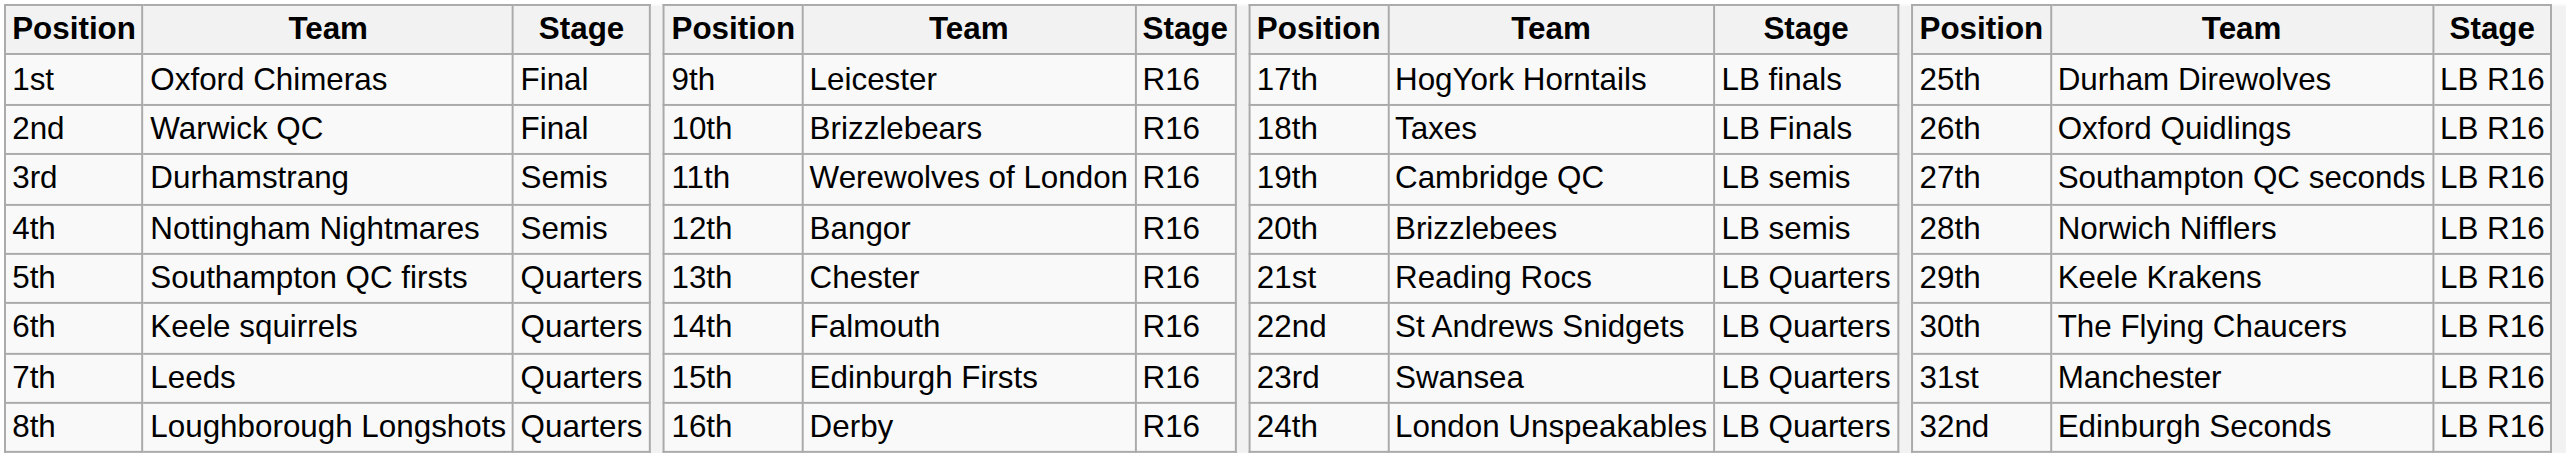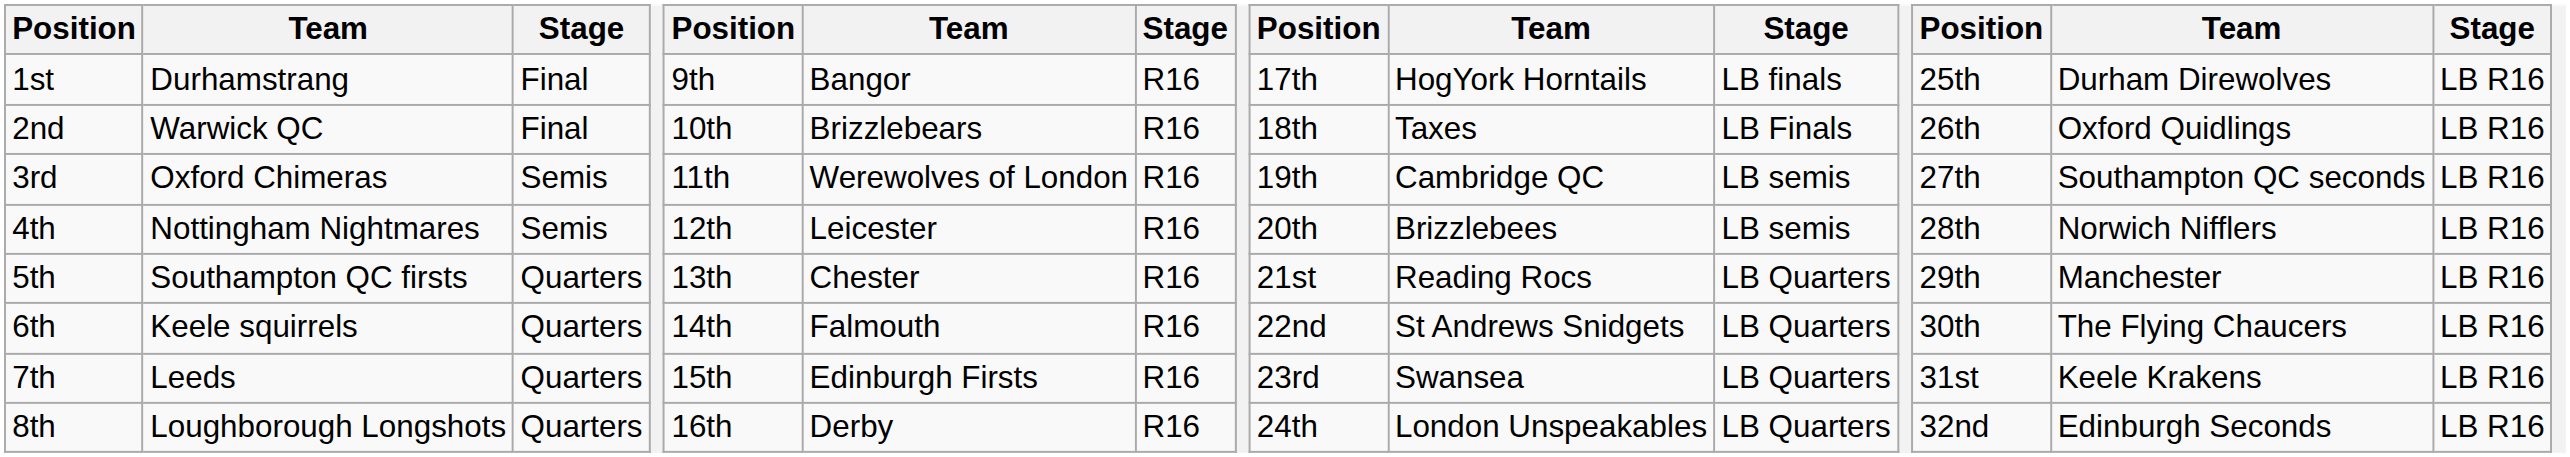(269, 79) Oxford Chimeras -> (250, 79) Durhamstrang
(873, 79) Leicester -> (860, 79) Bangor
(250, 178) Durhamstrang -> (269, 178) Oxford Chimeras
(860, 228) Bangor -> (873, 228) Leicester
(2160, 278) Keele Krakens -> (2140, 278) Manchester
(2140, 377) Manchester -> (2160, 377) Keele Krakens
